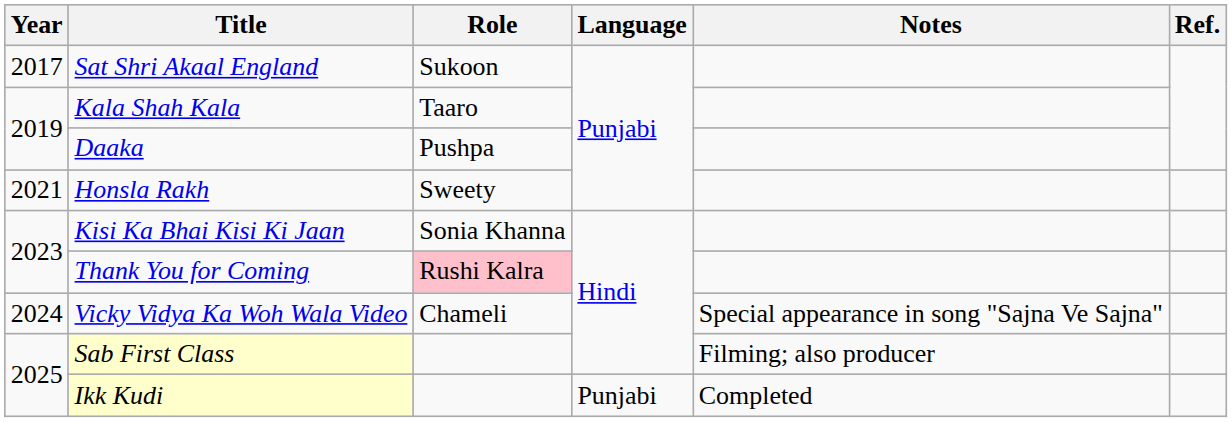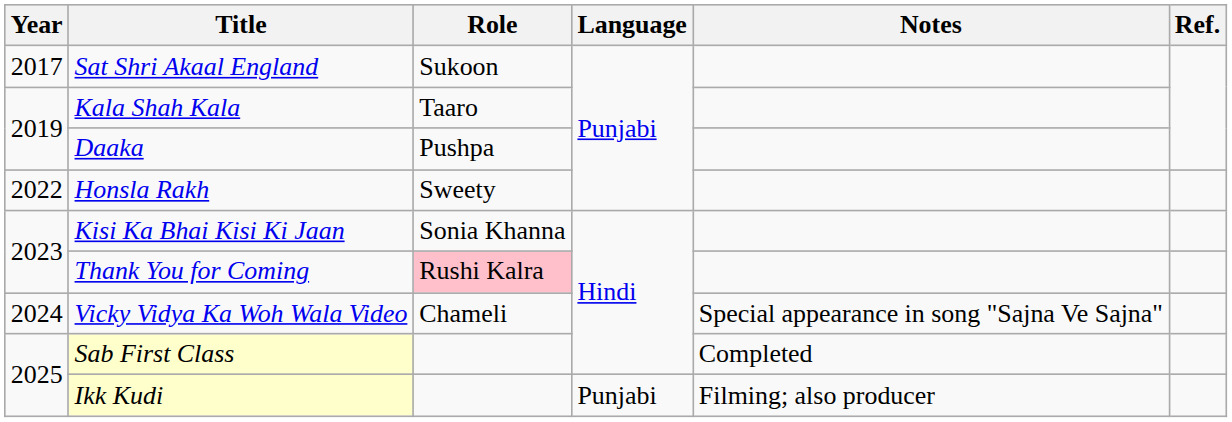(37, 189) 2021 -> (37, 189) 2022
(817, 353) Filming; also producer -> (756, 353) Completed
(756, 395) Completed -> (817, 395) Filming; also producer
